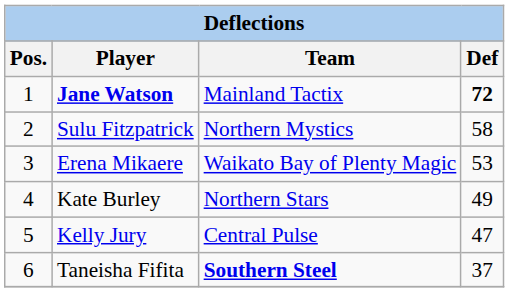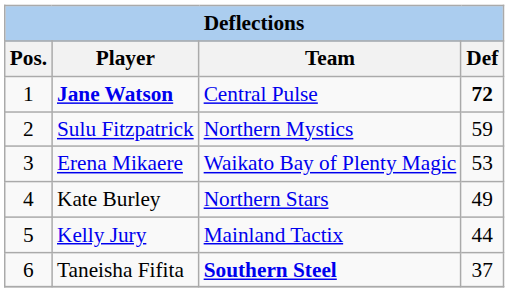(273, 93) Mainland Tactix -> (261, 93) Central Pulse
(482, 128) 58 -> (482, 128) 59
(261, 234) Central Pulse -> (273, 234) Mainland Tactix
(482, 234) 47 -> (482, 234) 44
